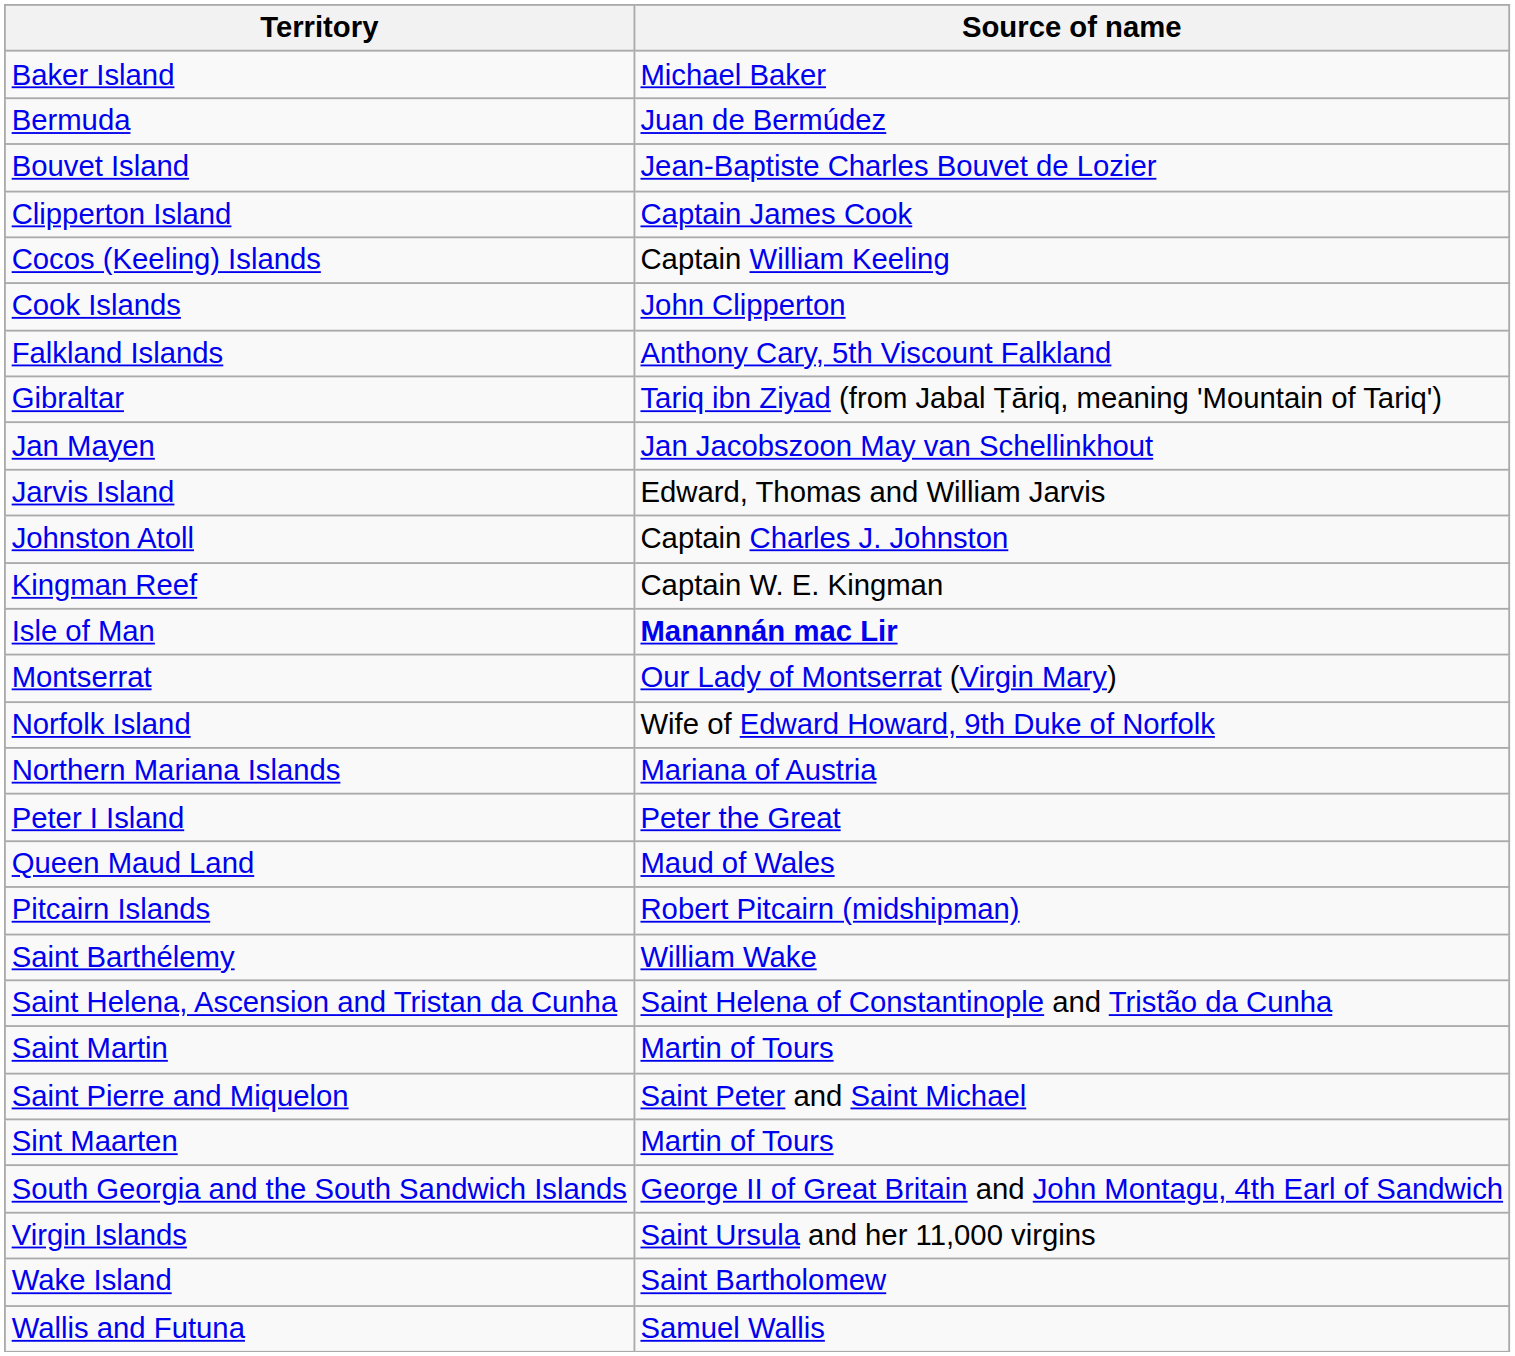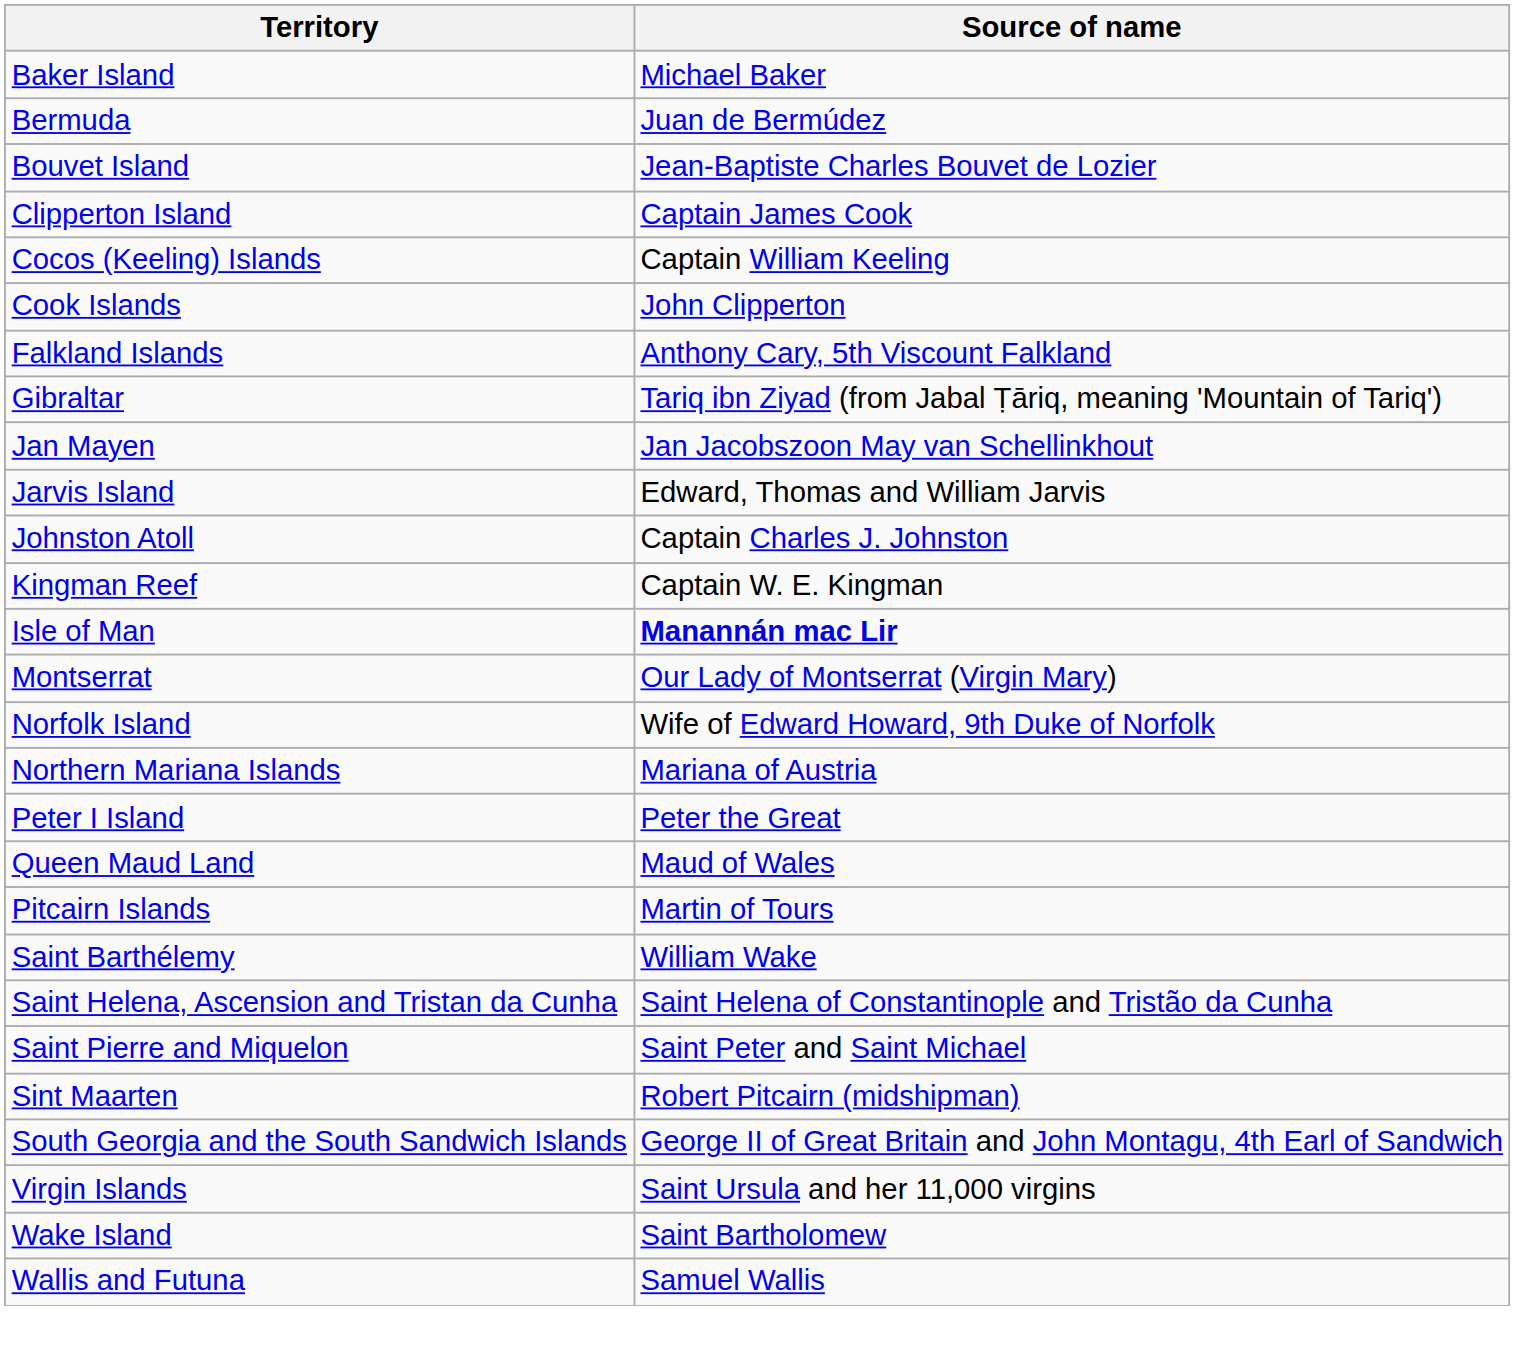(830, 910) Robert Pitcairn (midshipman) -> (737, 910) Martin of Tours
- row: (90, 1049)
(737, 1142) Martin of Tours -> (830, 1095) Robert Pitcairn (midshipman)
